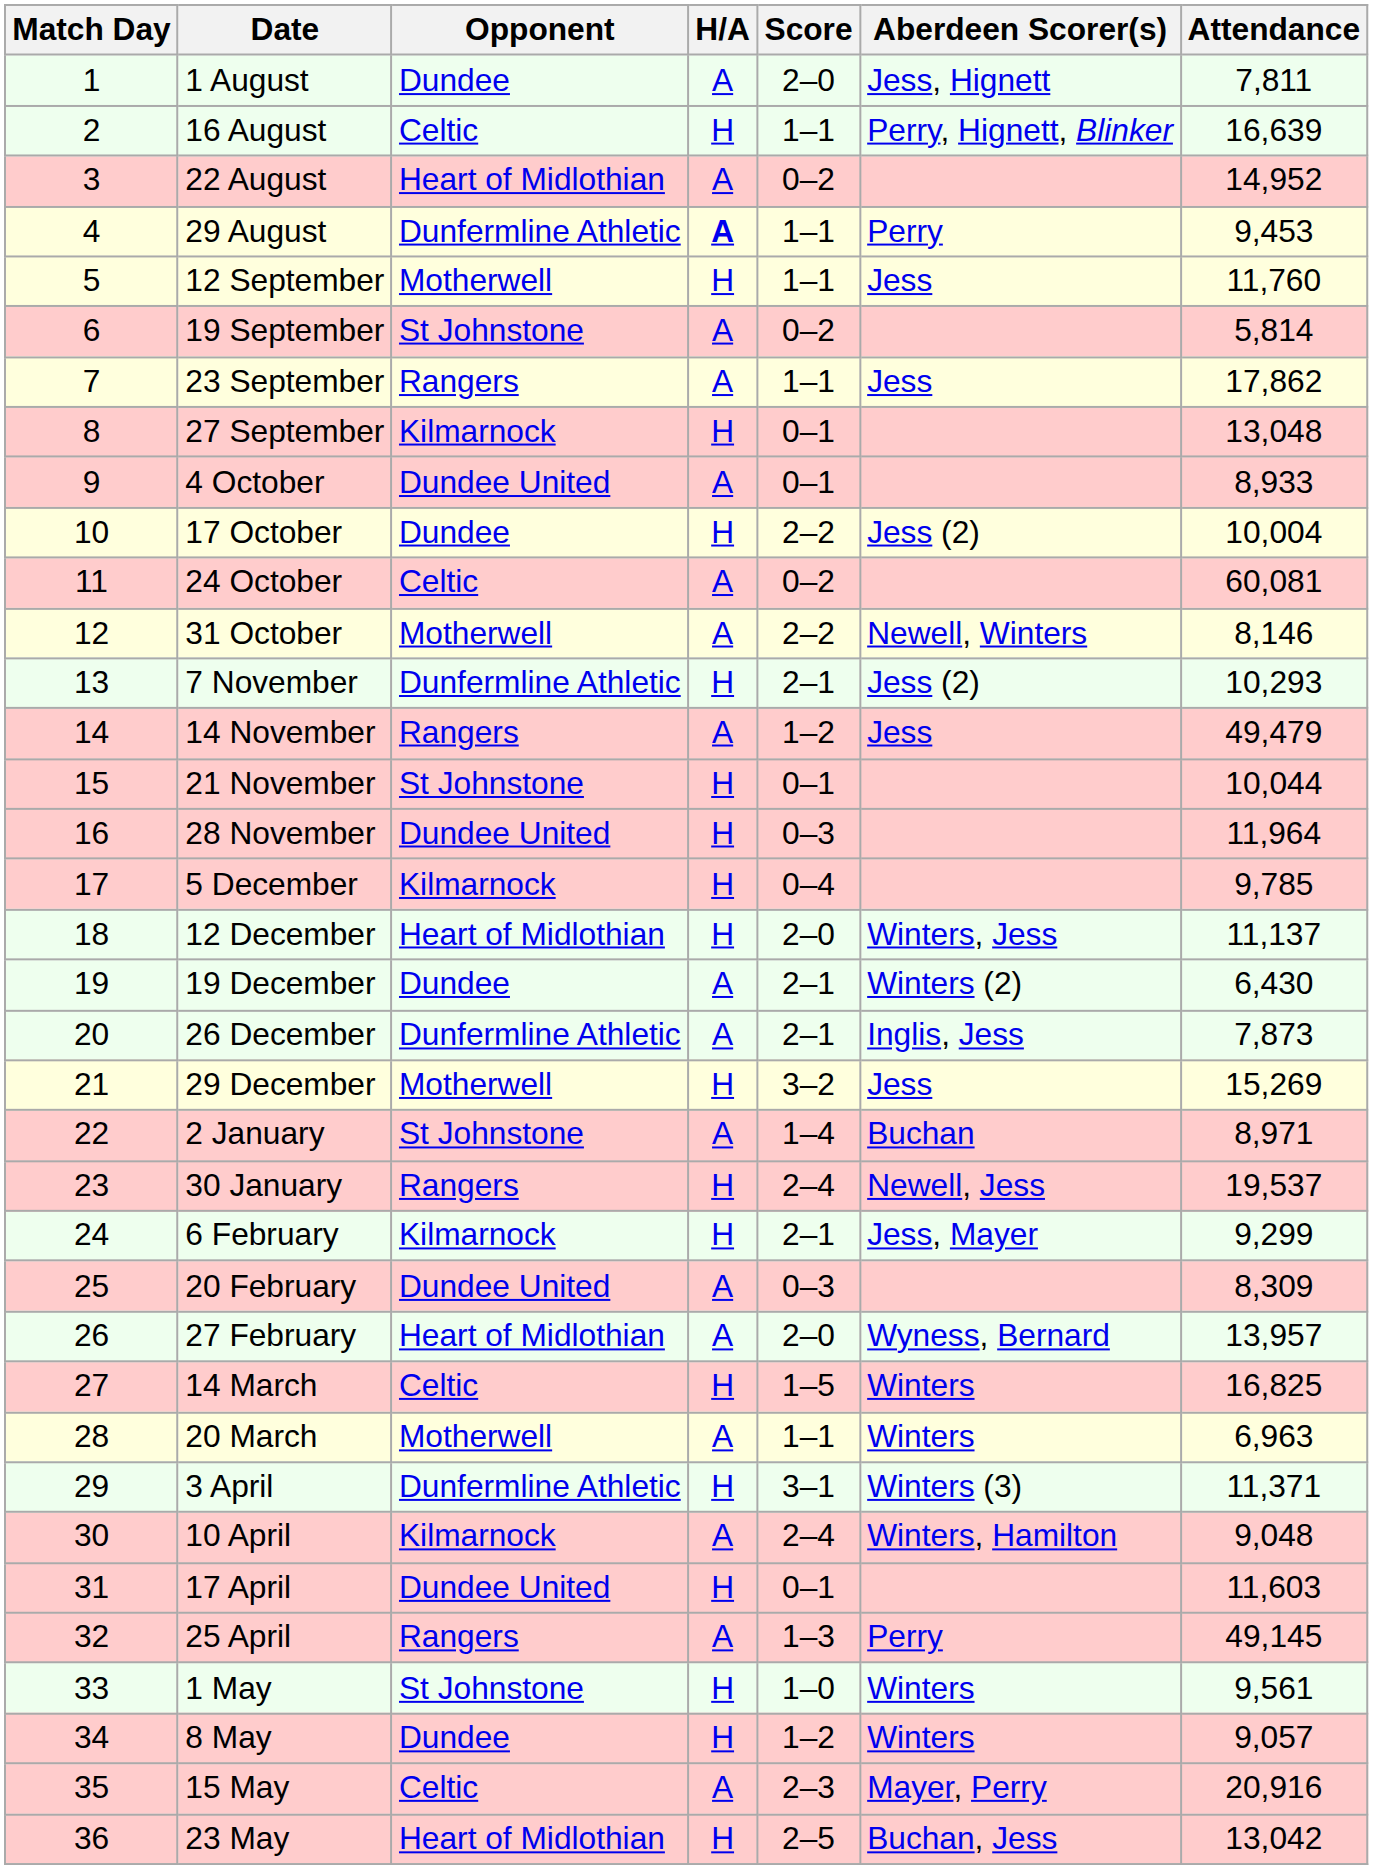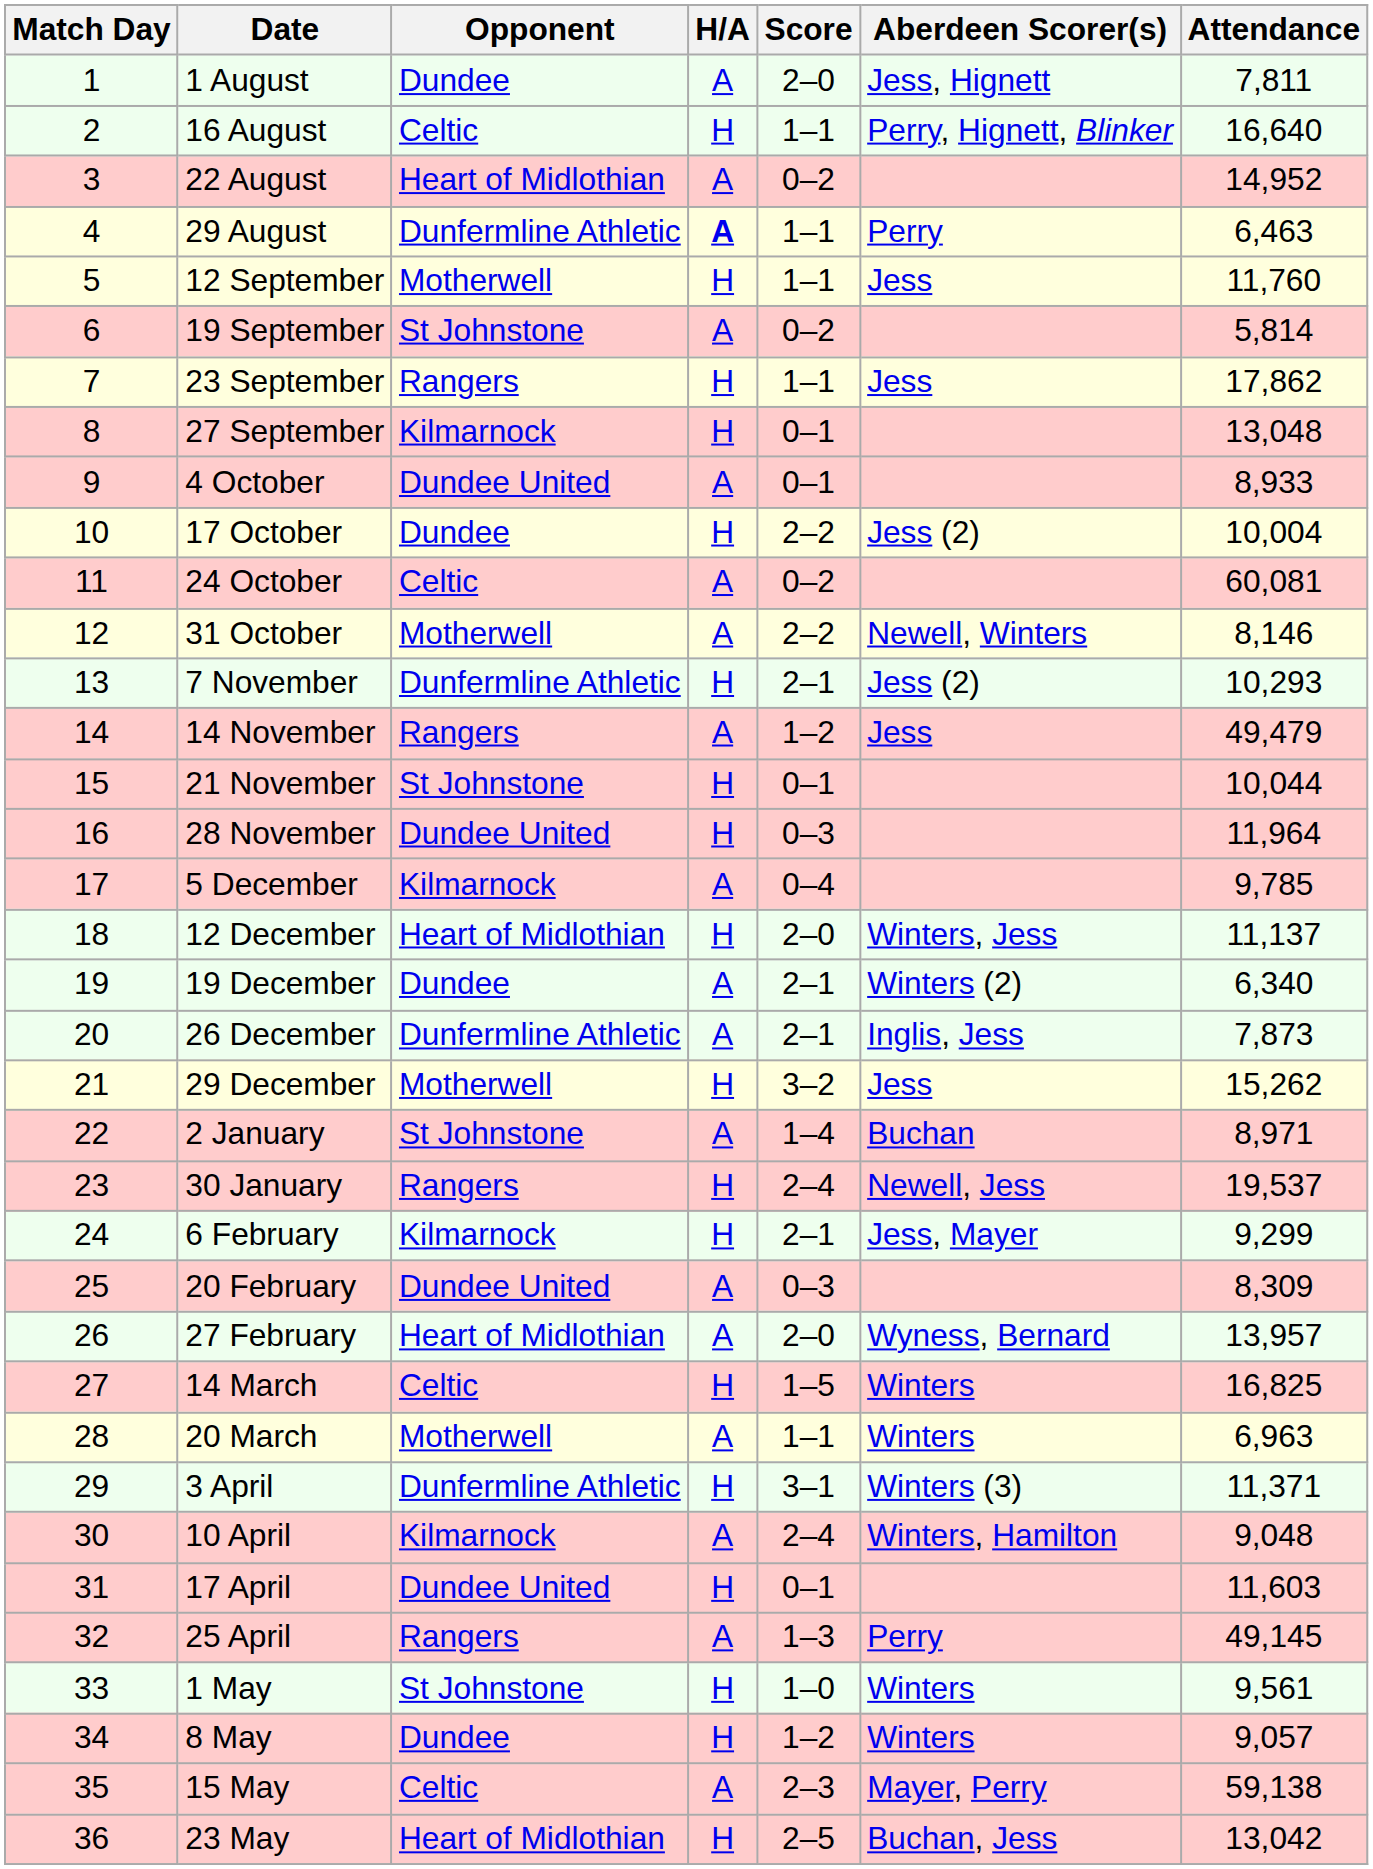(1274, 130) 16,639 -> (1274, 130) 16,640
(1274, 230) 9,453 -> (1274, 230) 6,463
(723, 381) A -> (723, 381) H
(723, 883) H -> (723, 883) A
(1274, 984) 6,430 -> (1274, 984) 6,340
(1274, 1084) 15,269 -> (1274, 1084) 15,262
(1274, 1788) 20,916 -> (1274, 1788) 59,138
